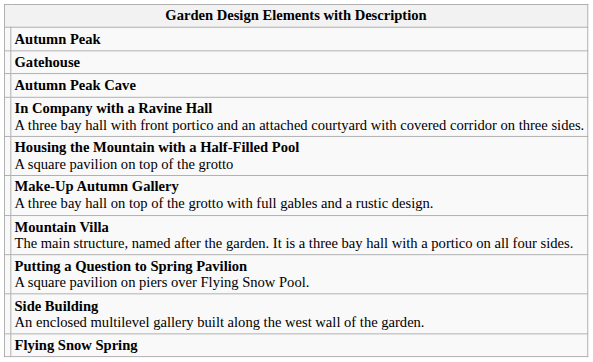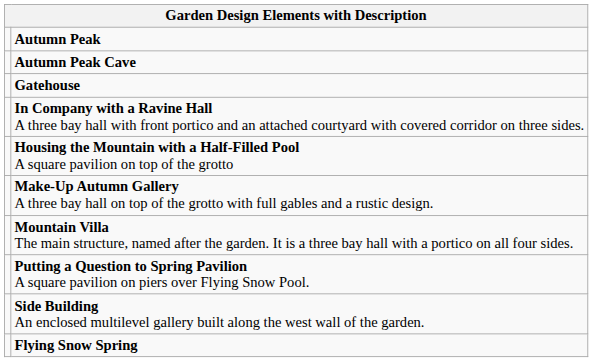rows swapped: (75, 85) <-> (47, 62)
